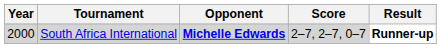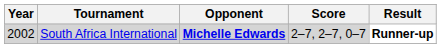(21, 34) 2000 -> (21, 34) 2002
